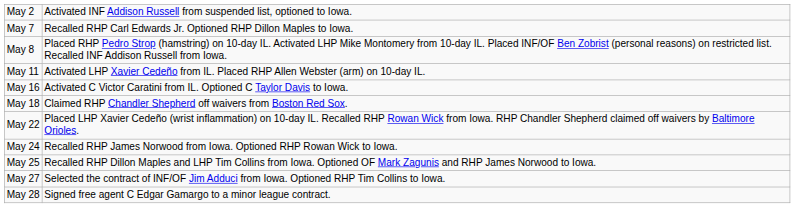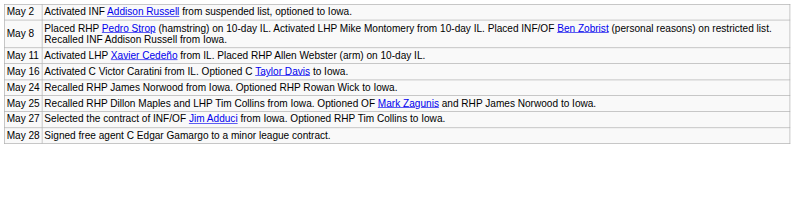- row: (20, 28)
- row: (23, 103)
- row: (23, 125)
